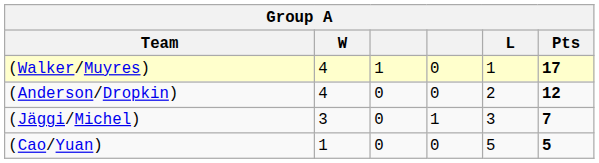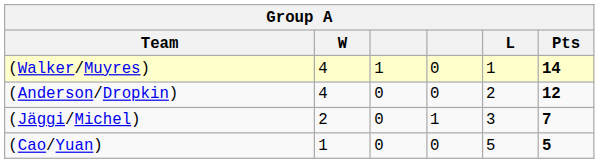(551, 69) 17 -> (551, 69) 14
(323, 120) 3 -> (323, 120) 2
